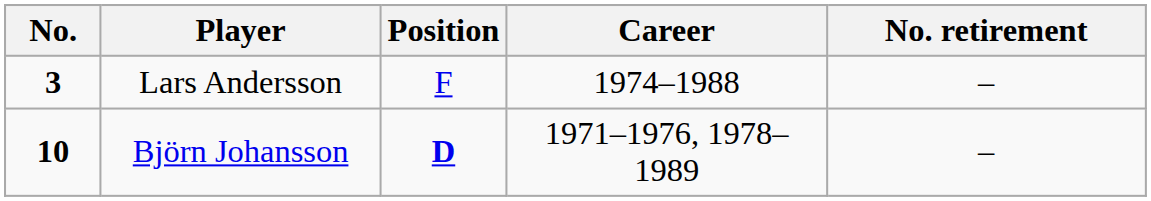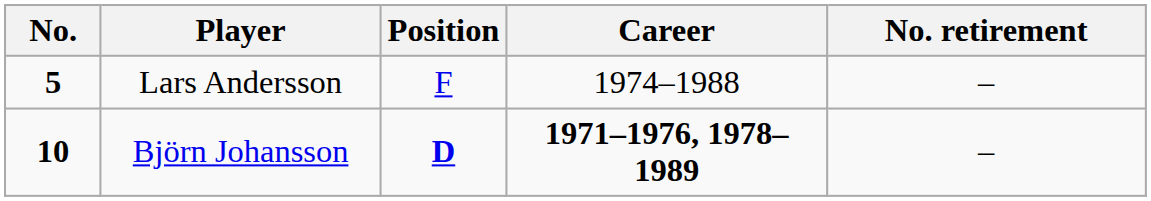(53, 81) 3 -> (53, 81) 5
(667, 151) normal -> (667, 151) bold
